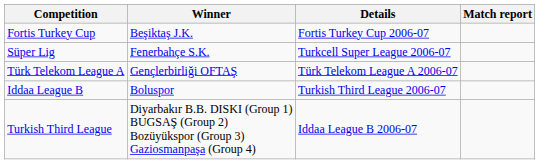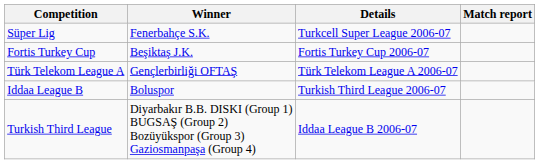rows swapped: (31, 52) <-> (51, 33)
